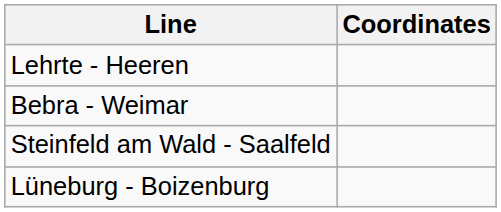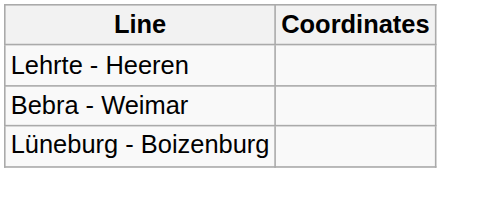- row: (171, 145)
